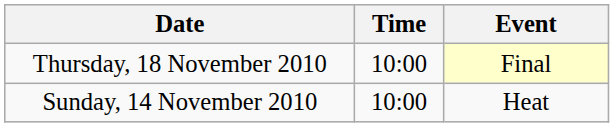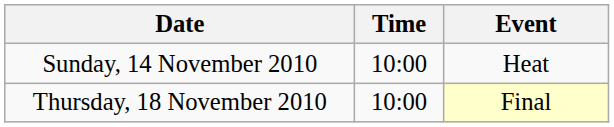rows swapped: (180, 102) <-> (180, 63)
